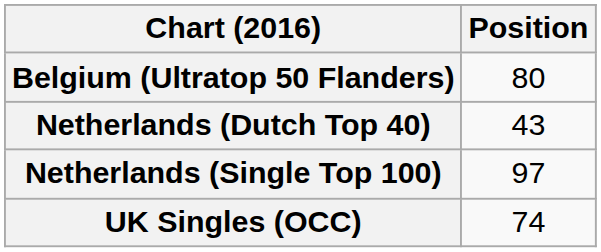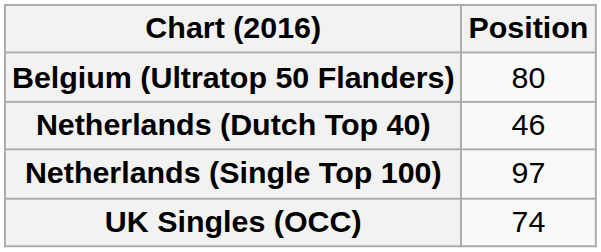(528, 125) 43 -> (528, 125) 46
